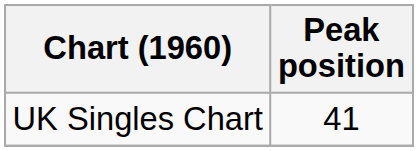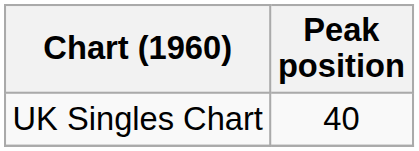(341, 118) 41 -> (341, 118) 40
